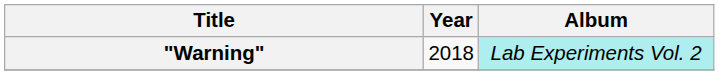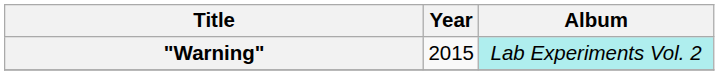(451, 53) 2018 -> (451, 53) 2015
